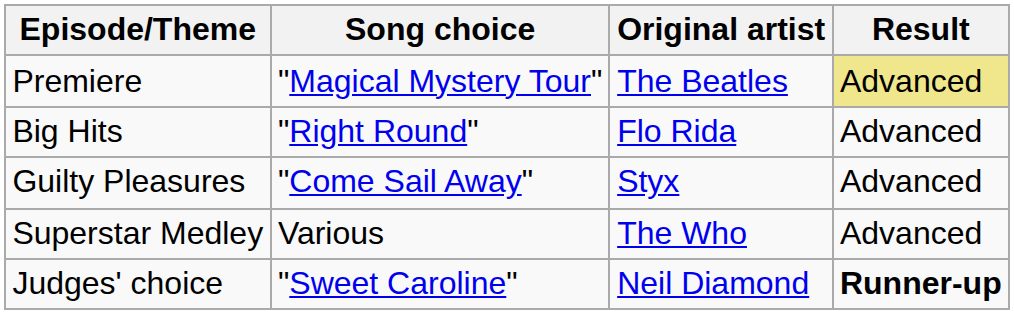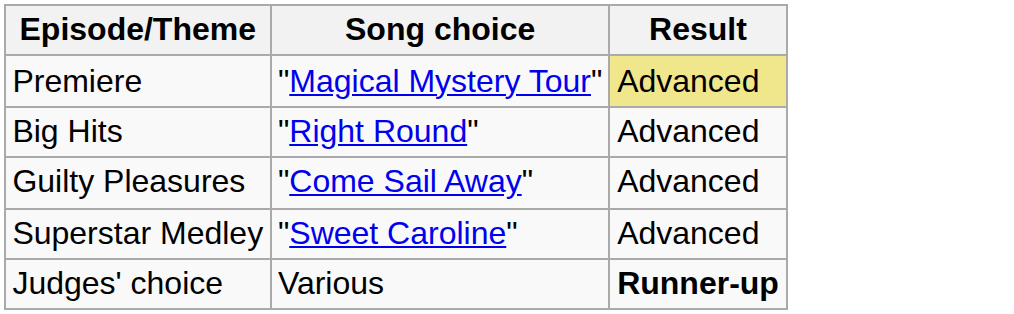- column: (721, 29)
(331, 232) Various -> (398, 232) "Sweet Caroline"
(398, 283) "Sweet Caroline" -> (331, 283) Various
